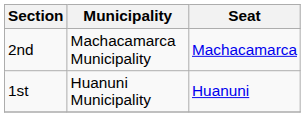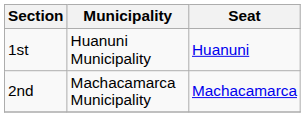rows swapped: (18, 91) <-> (21, 49)
